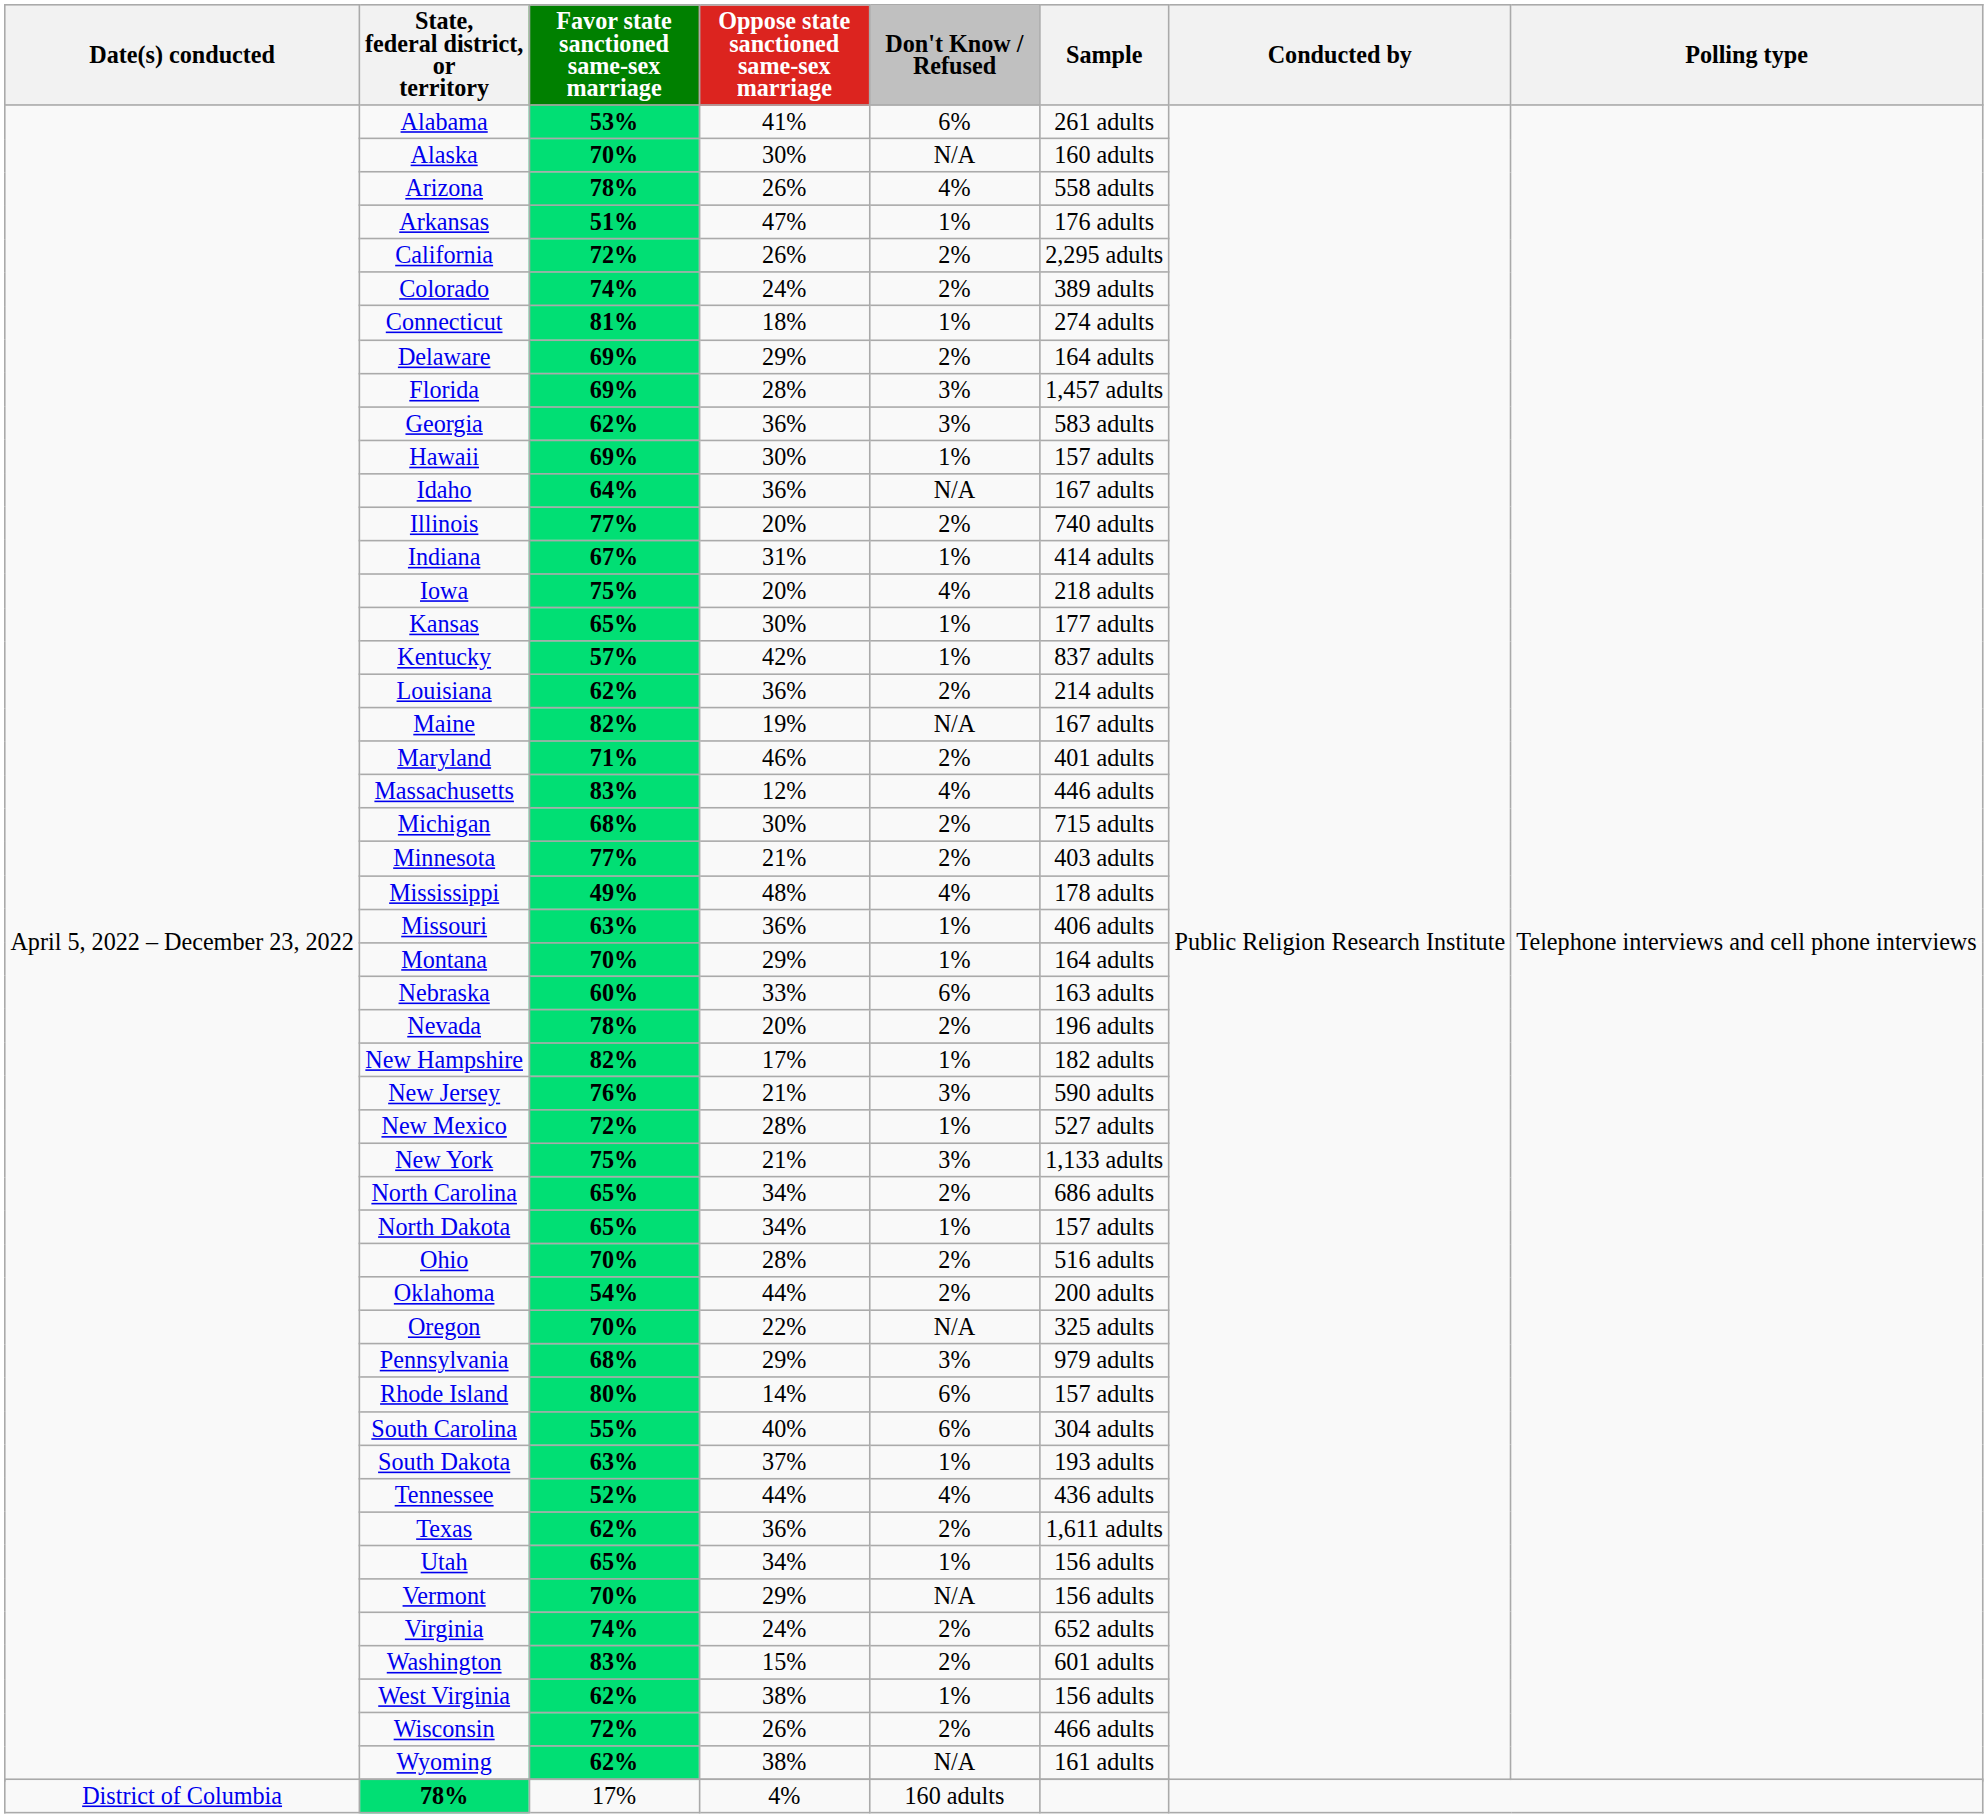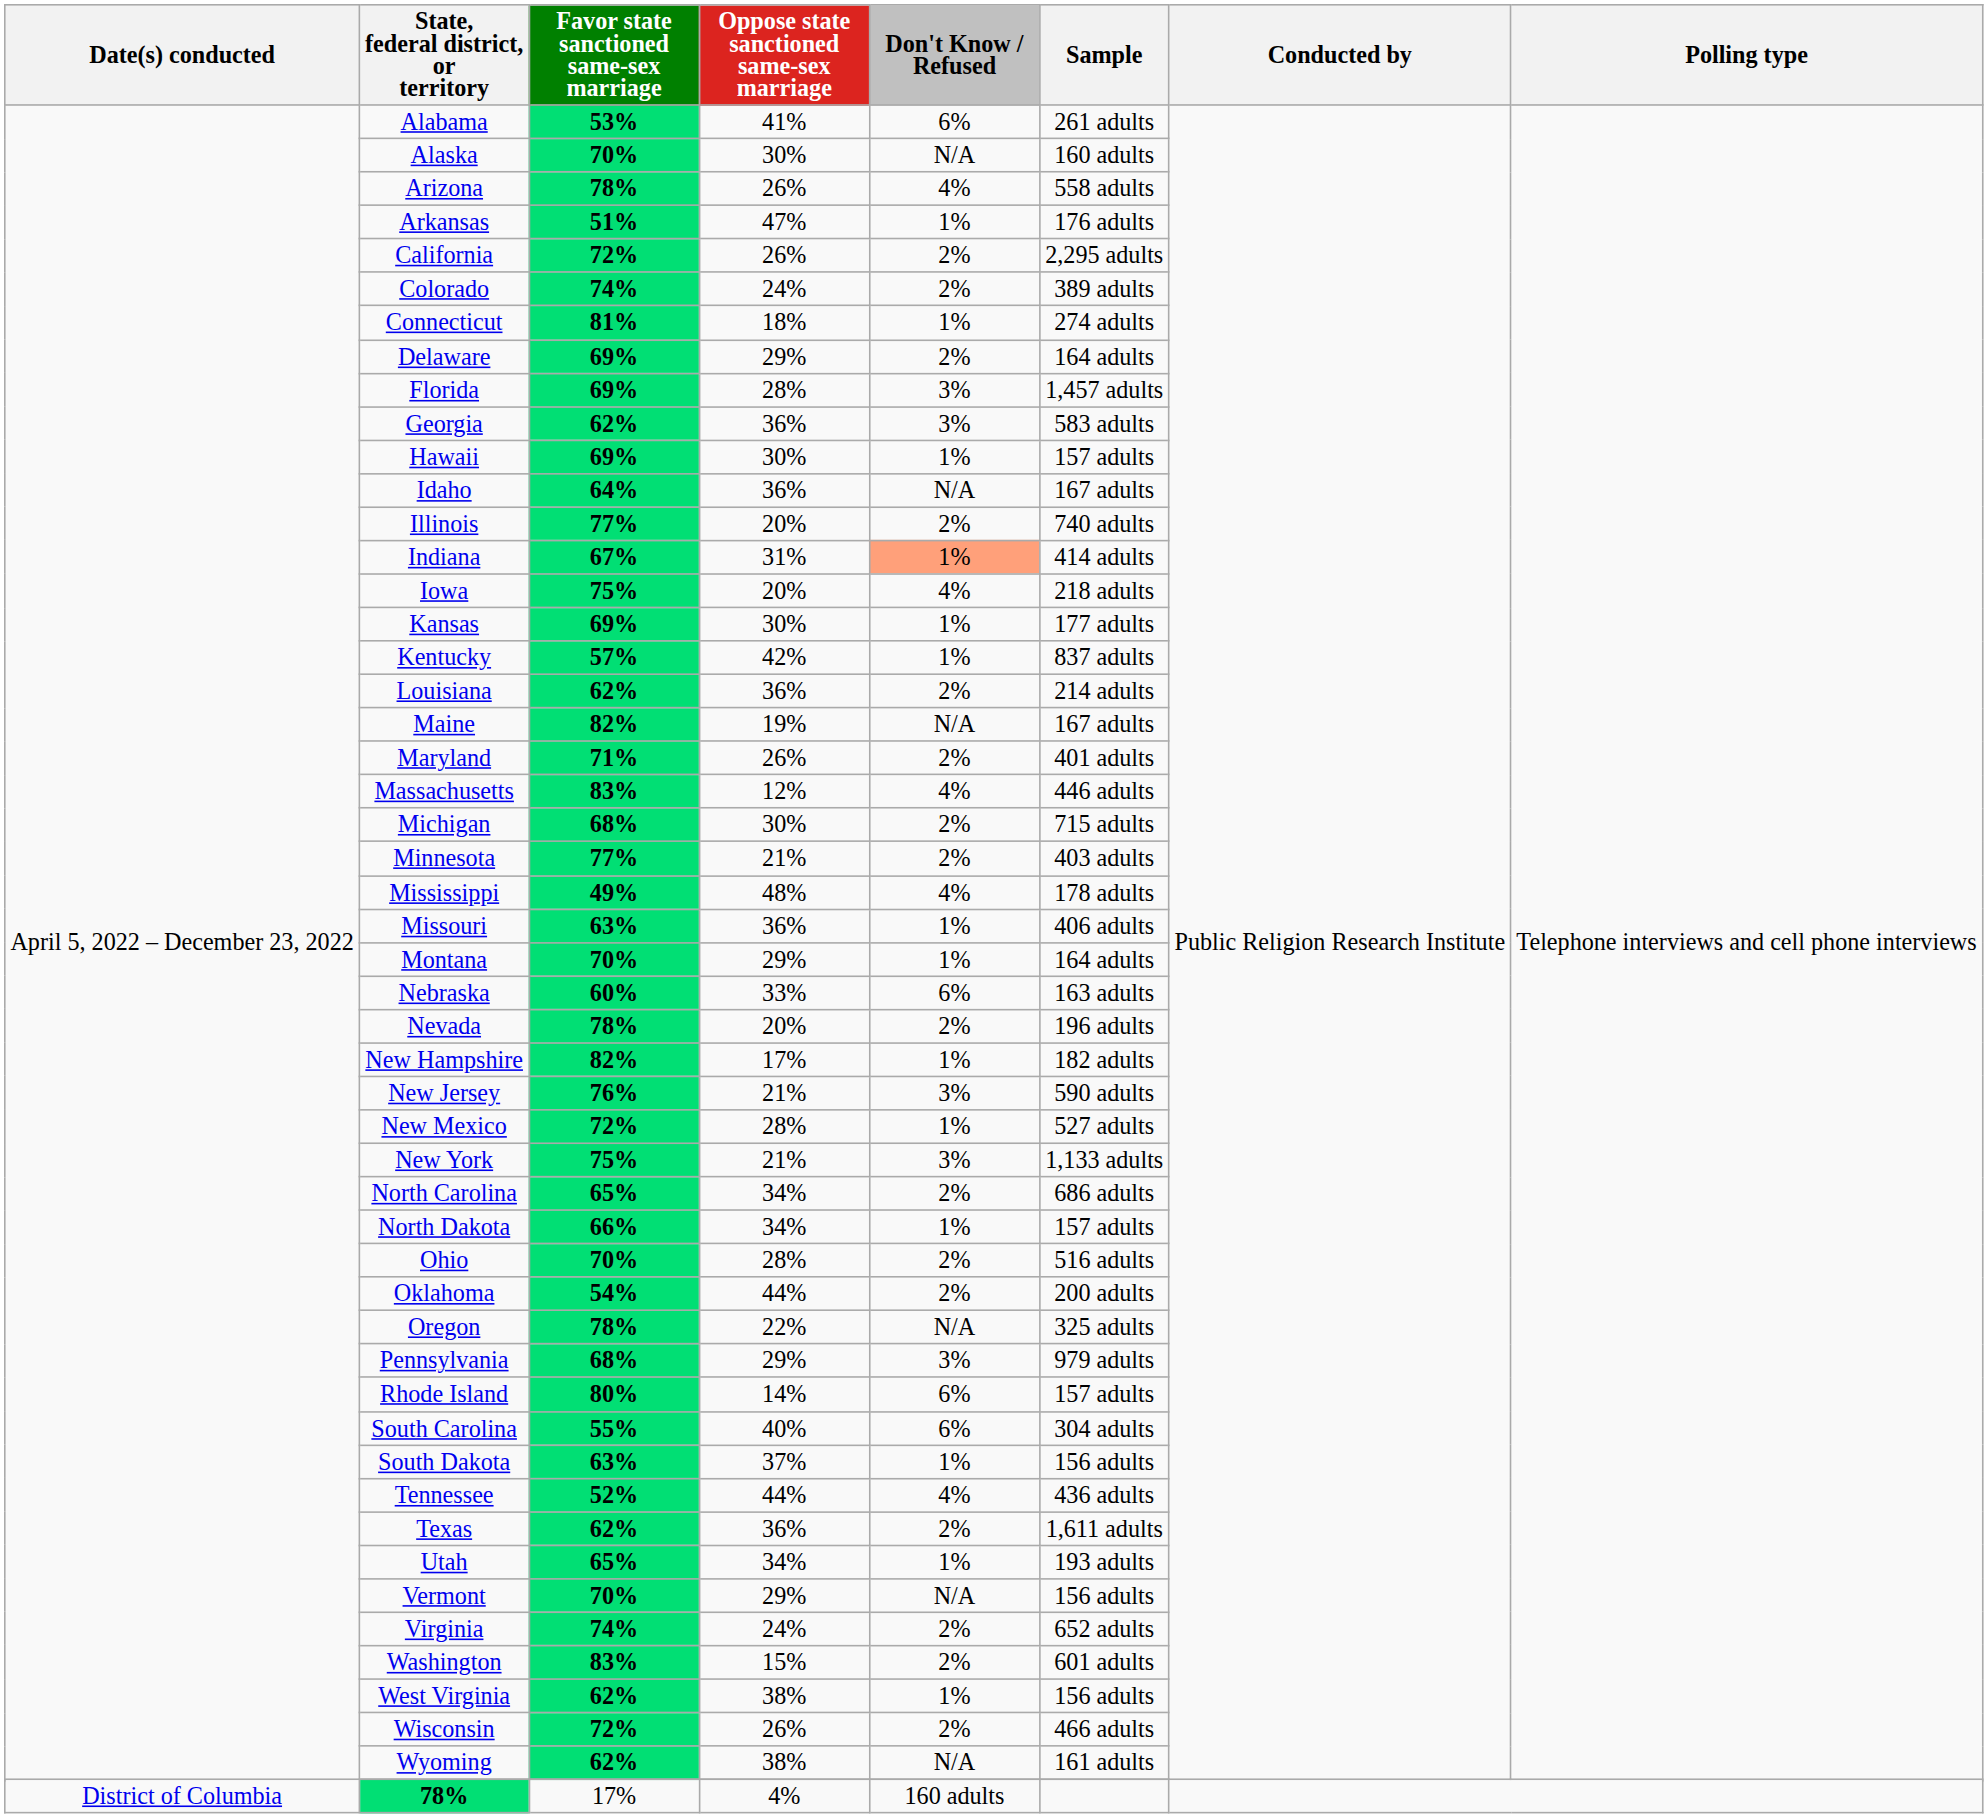(954, 557) no background -> (954, 557) lightsalmon background
(614, 624) 65% -> (614, 624) 69%
(784, 757) 46% -> (784, 757) 26%
(614, 1226) 65% -> (614, 1226) 66%
(614, 1327) 70% -> (614, 1327) 78%
(1104, 1461) 193 adults -> (1104, 1461) 156 adults
(1104, 1561) 156 adults -> (1104, 1561) 193 adults
